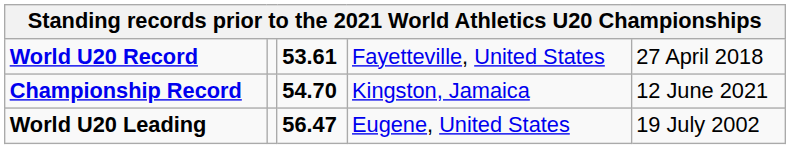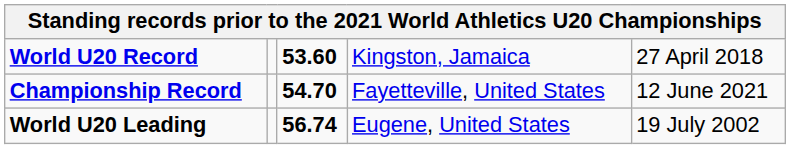(310, 56) 53.61 -> (310, 56) 53.60
(478, 56) Fayetteville, United States -> (441, 56) Kingston, Jamaica
(441, 90) Kingston, Jamaica -> (478, 90) Fayetteville, United States
(310, 125) 56.47 -> (310, 125) 56.74
